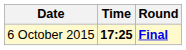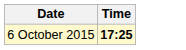- column: (158, 14)
